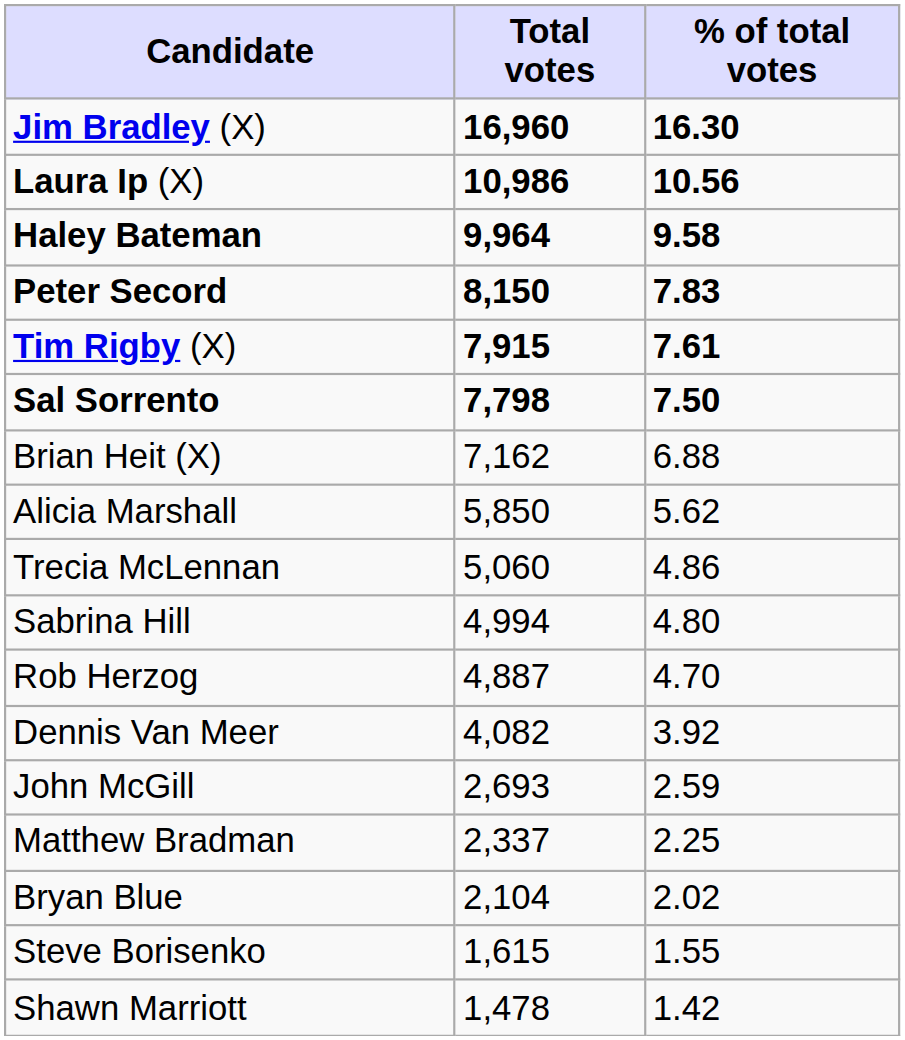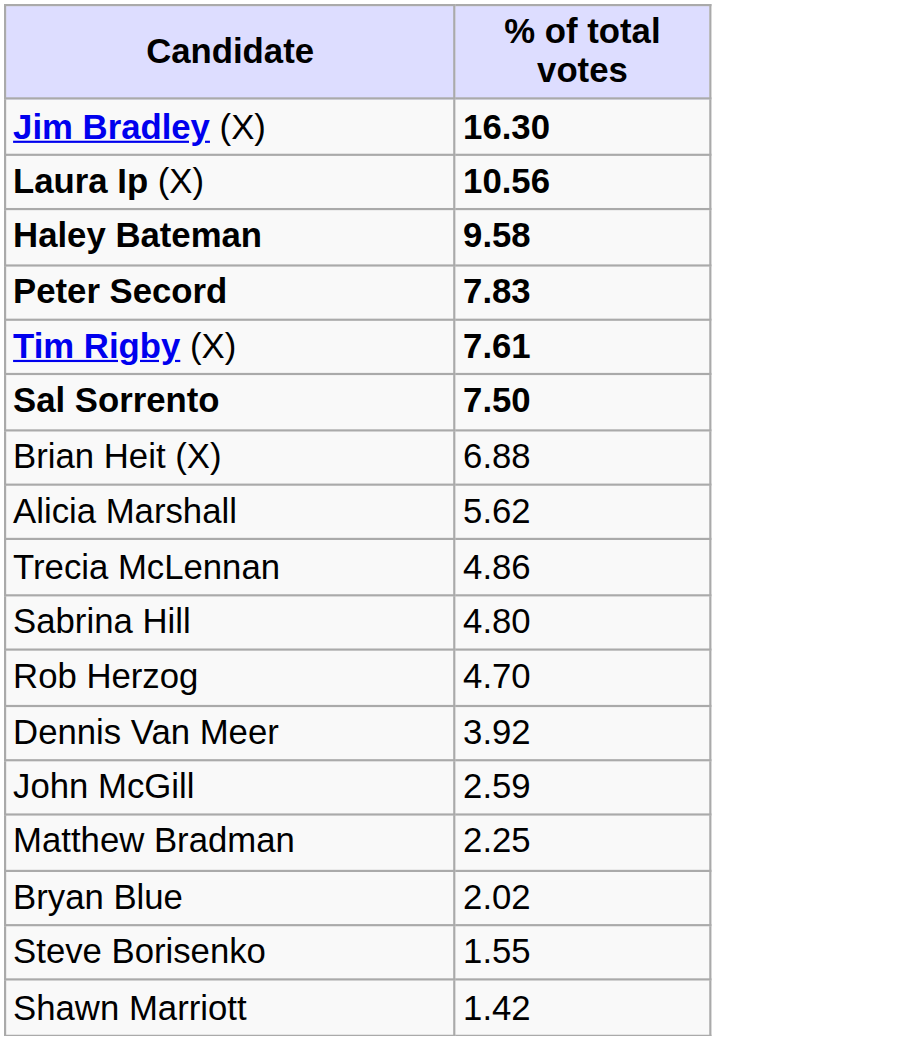- column: (550, 51)
